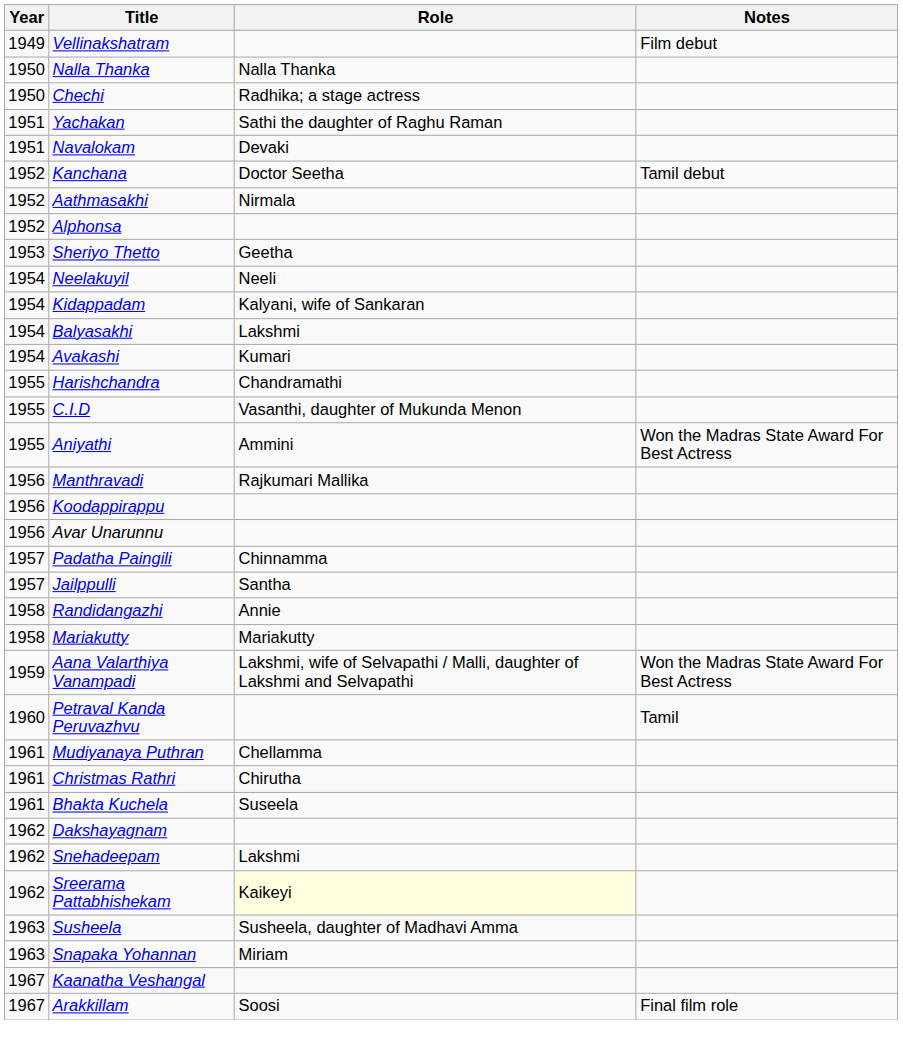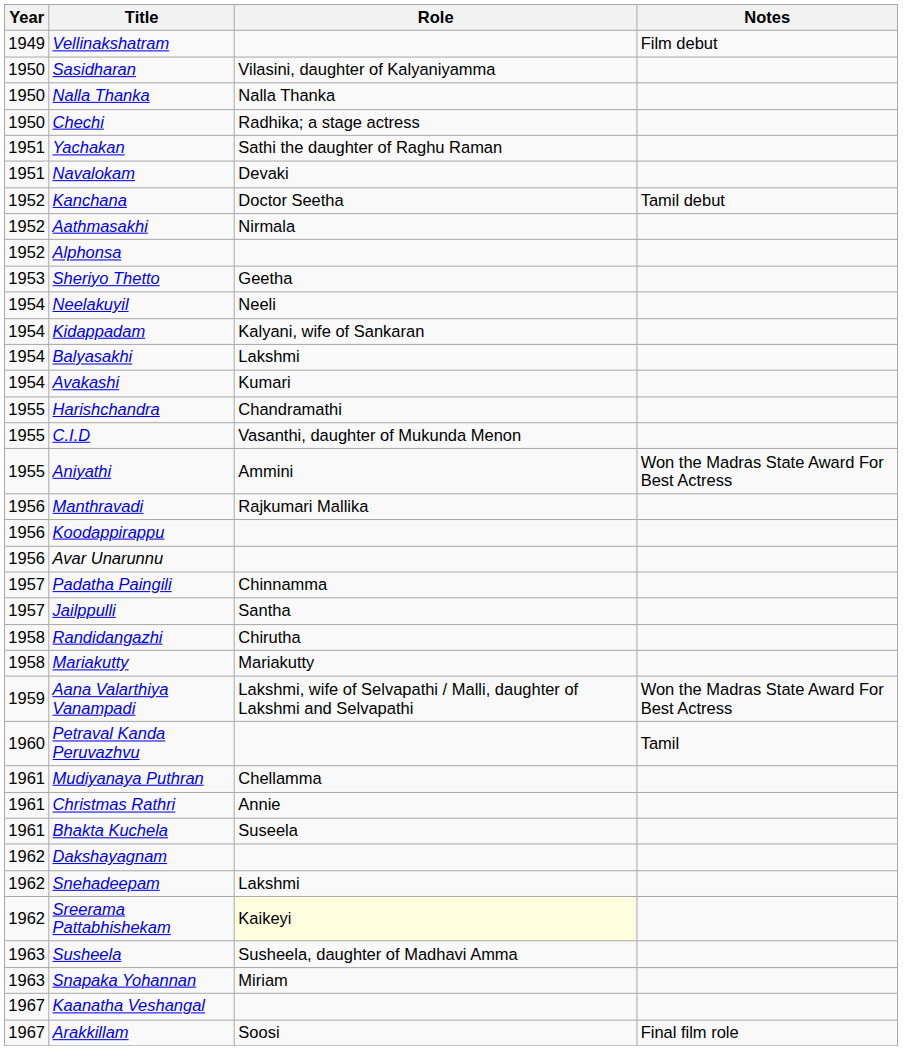+ row: (94, 69)
(260, 611) Annie -> (269, 637) Chirutha
(270, 778) Chirutha -> (259, 805) Annie
